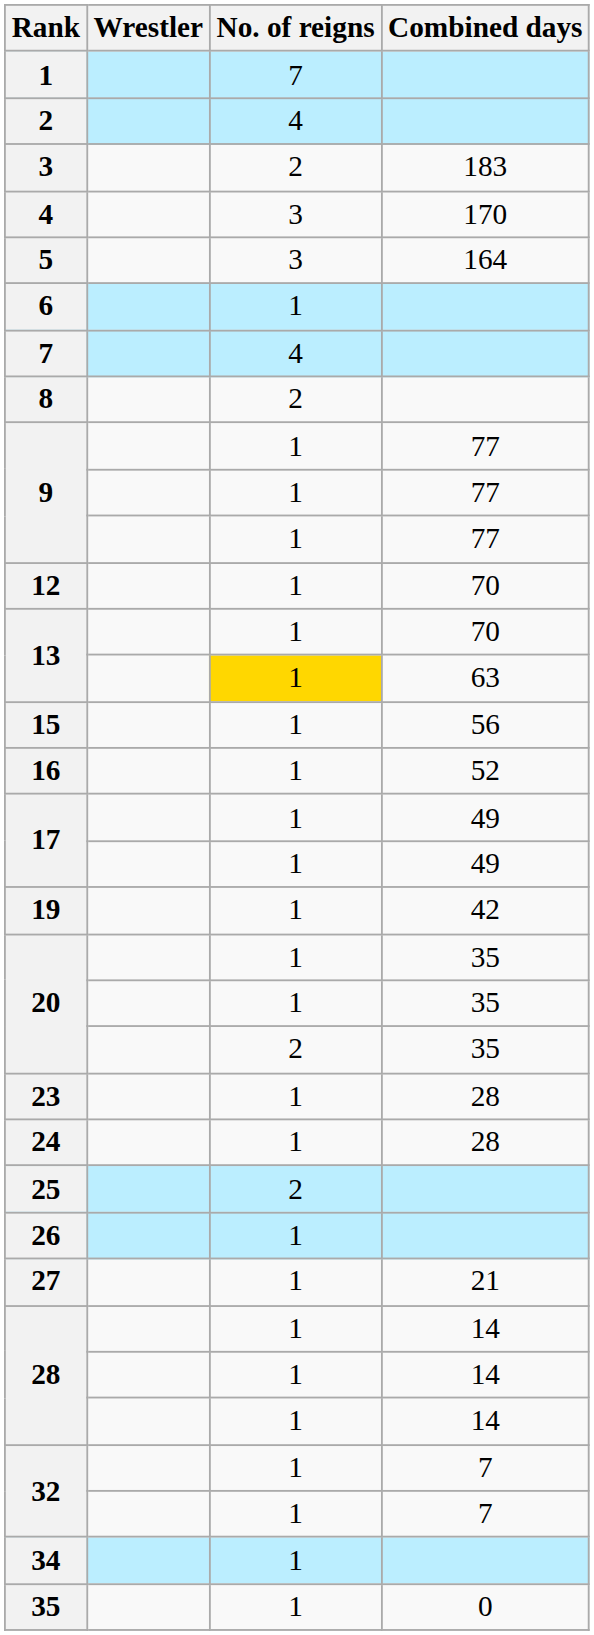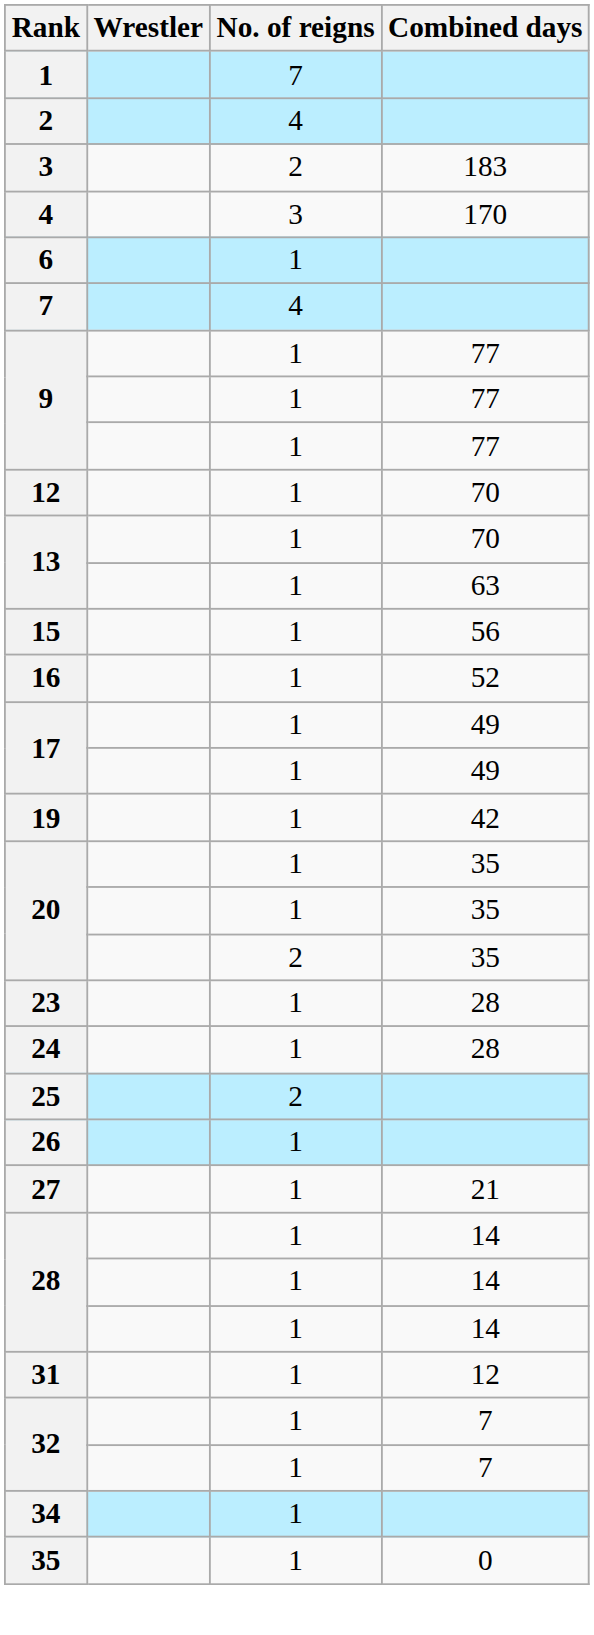- row: (46, 259)
- row: (46, 399)
(296, 677) gold background -> (296, 584) no background
+ row: (46, 1374)
